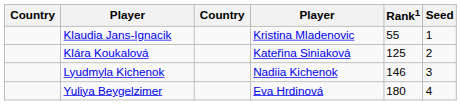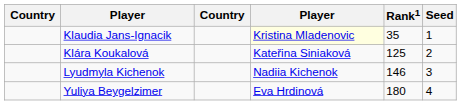(304, 35) no background -> (304, 35) lightyellow background
(393, 35) 55 -> (393, 35) 35
